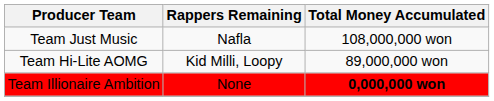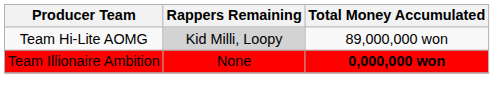- row: (84, 38)
(234, 61) no background -> (234, 38) lightgrey background
